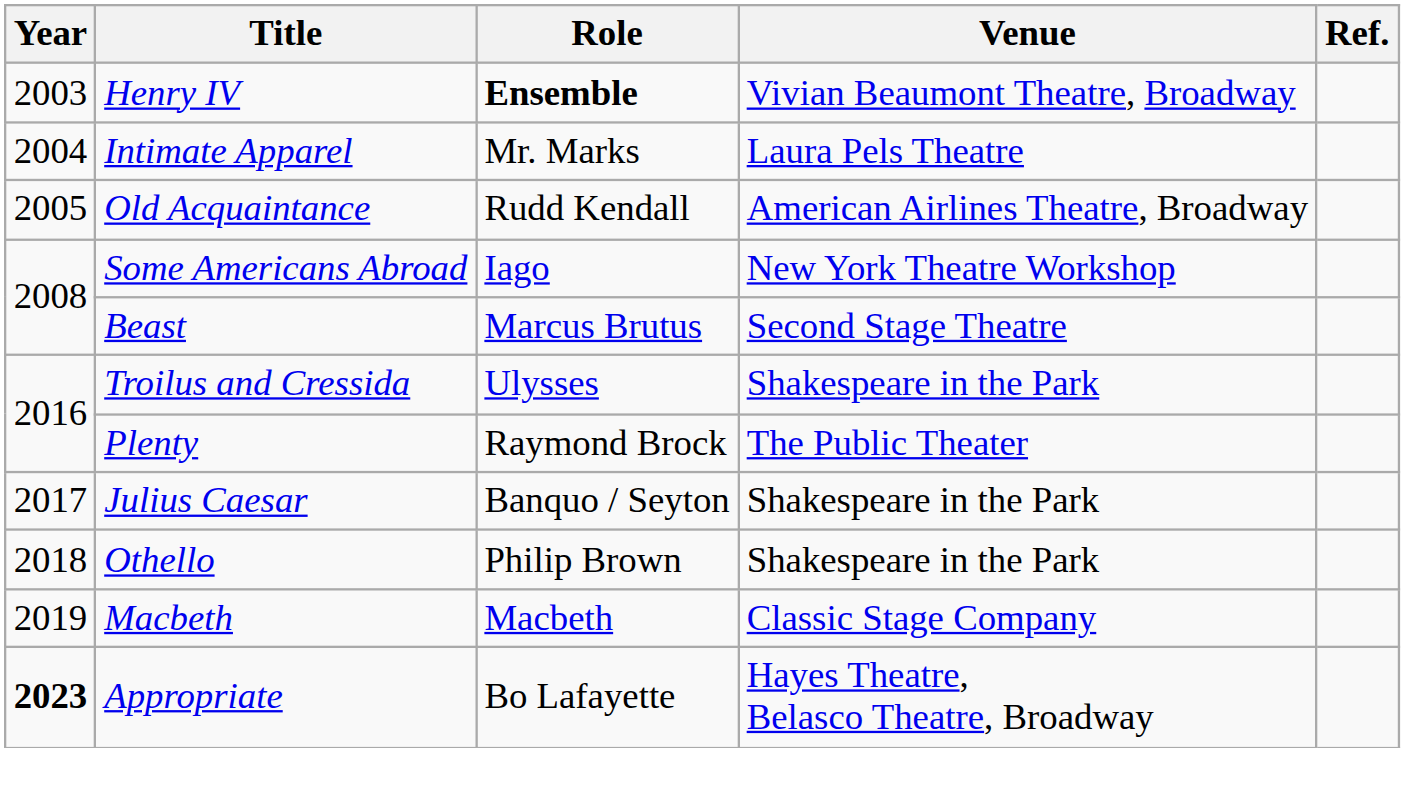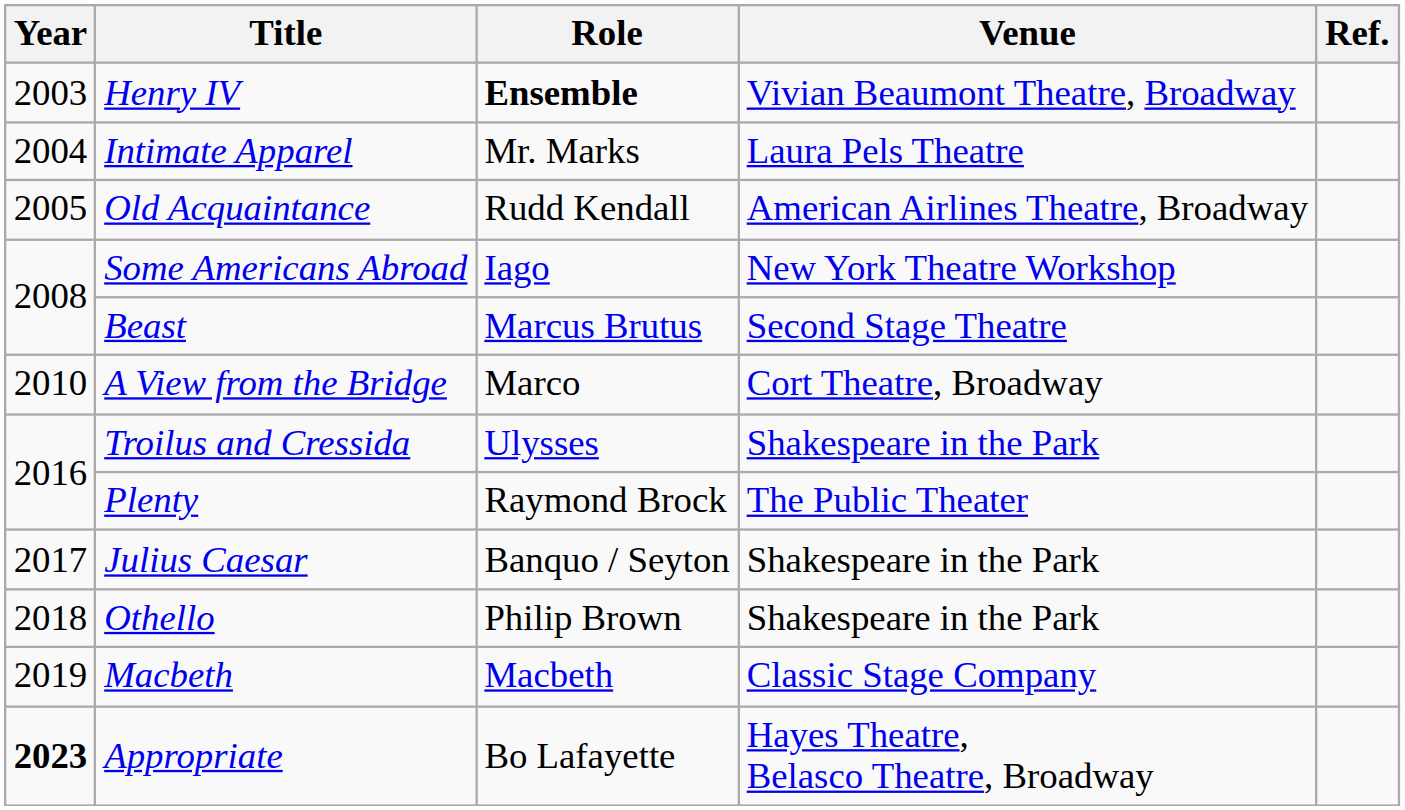+ row: (276, 383)
